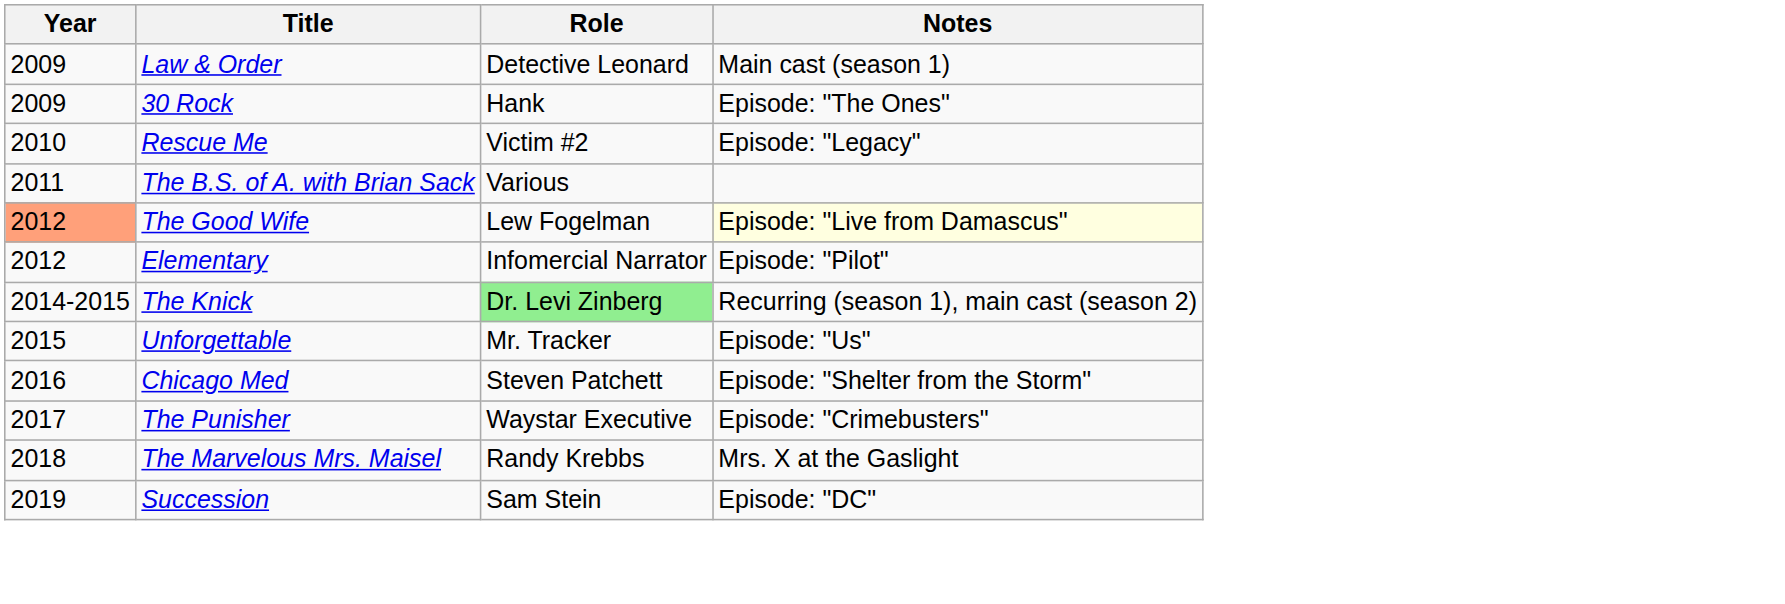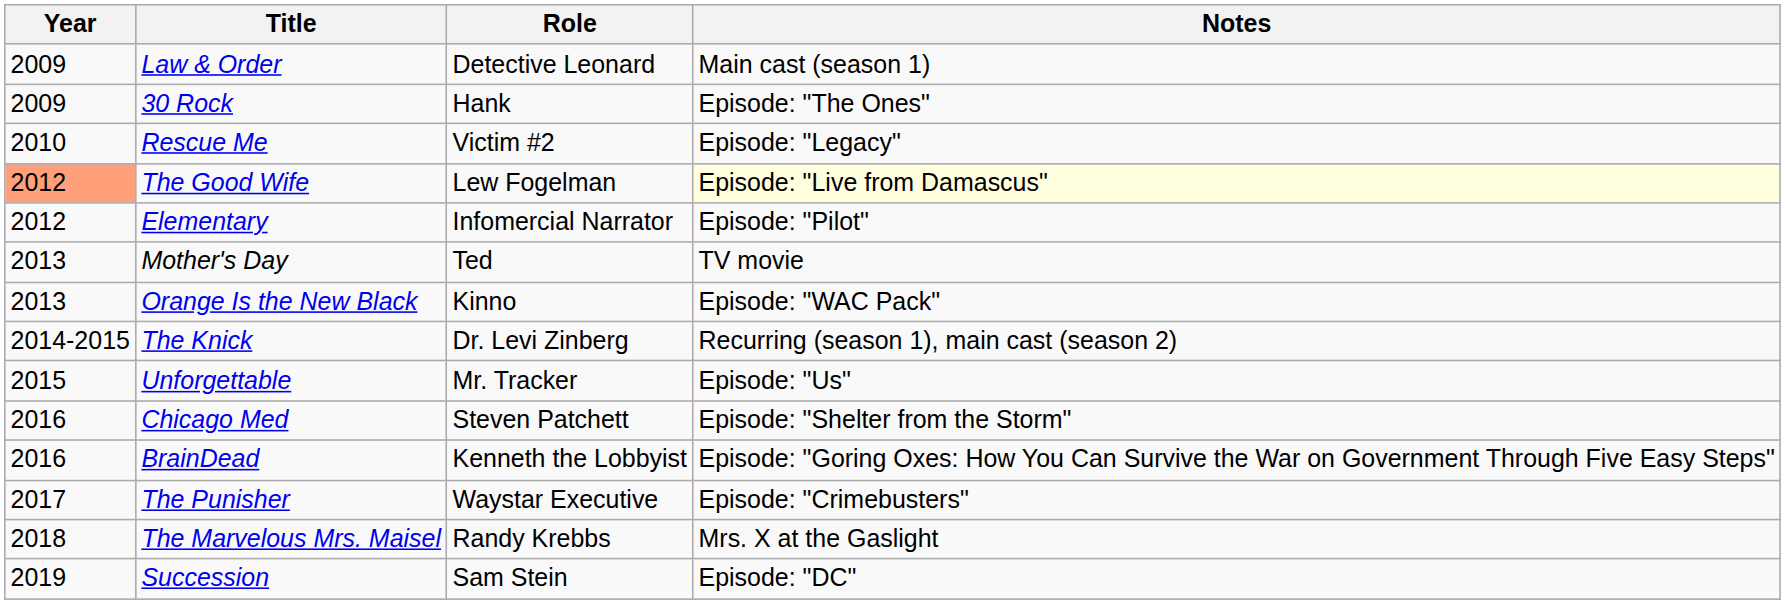- row: (308, 182)
+ row: (215, 261)
+ row: (279, 301)
(574, 301) lightgreen background -> (541, 340) no background
+ row: (200, 459)
